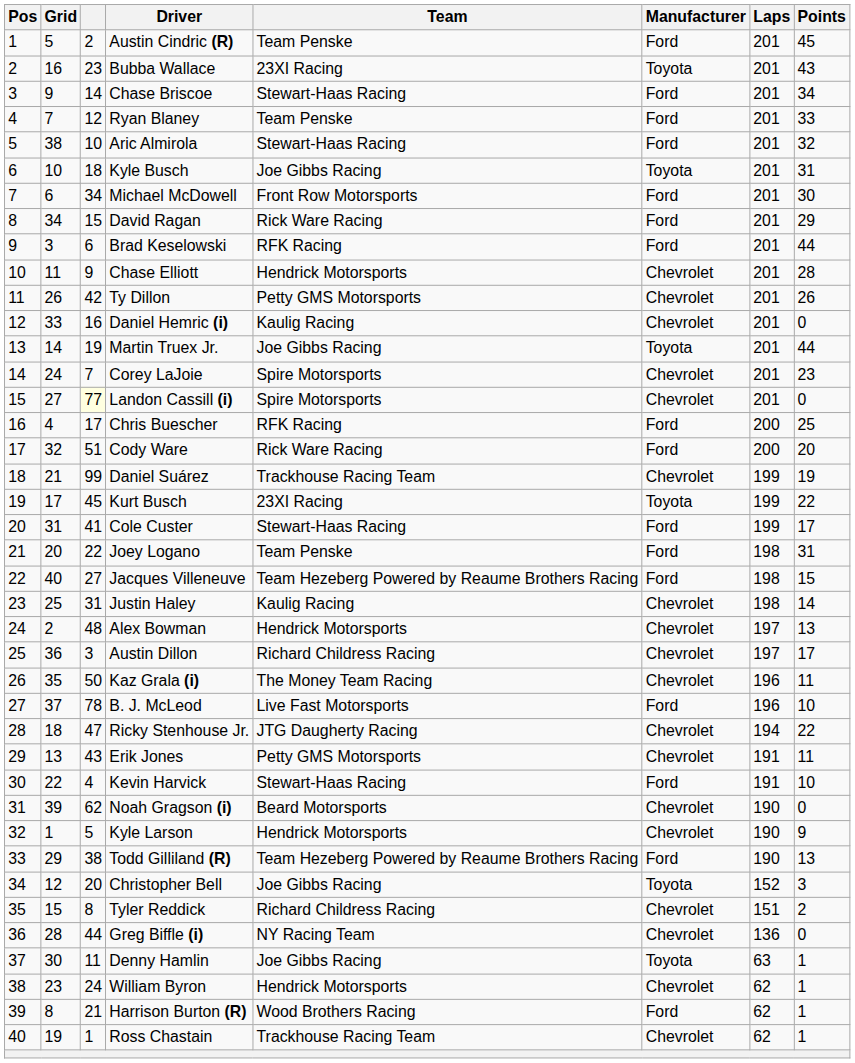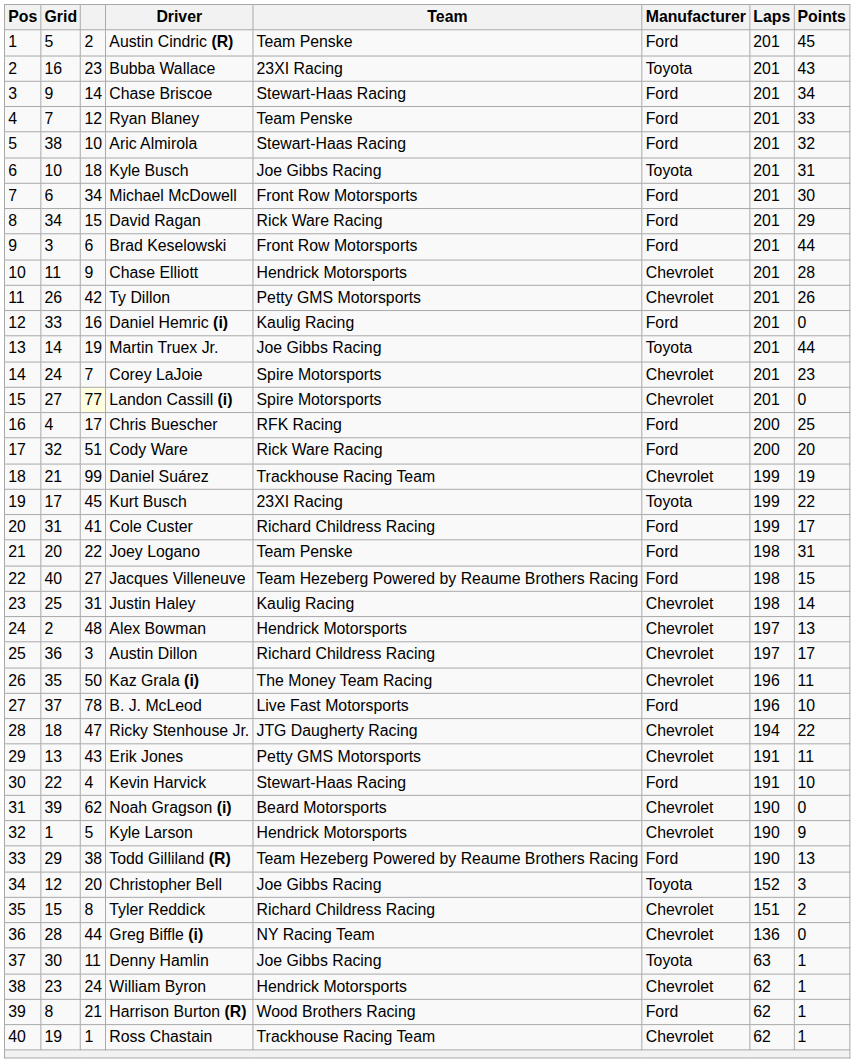(299, 246) RFK Racing -> (337, 246) Front Row Motorsports
(680, 322) Chevrolet -> (662, 322) Ford
(331, 526) Stewart-Haas Racing -> (346, 526) Richard Childress Racing
